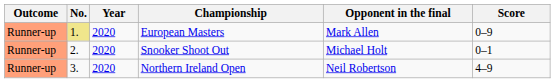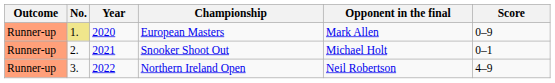(104, 50) 2020 -> (104, 50) 2021
(104, 68) 2020 -> (104, 68) 2022
